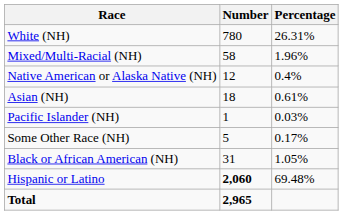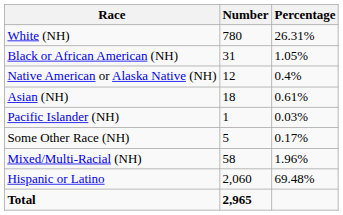rows swapped: (93, 158) <-> (75, 55)
(237, 179) bold -> (237, 179) normal
